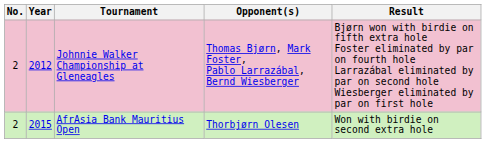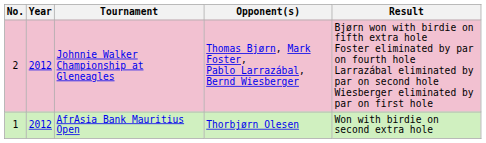(15, 126) 2 -> (15, 126) 1
(40, 126) 2015 -> (40, 126) 2012
